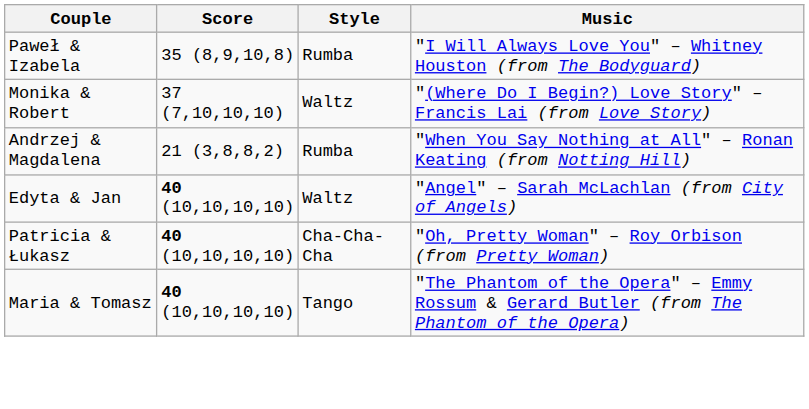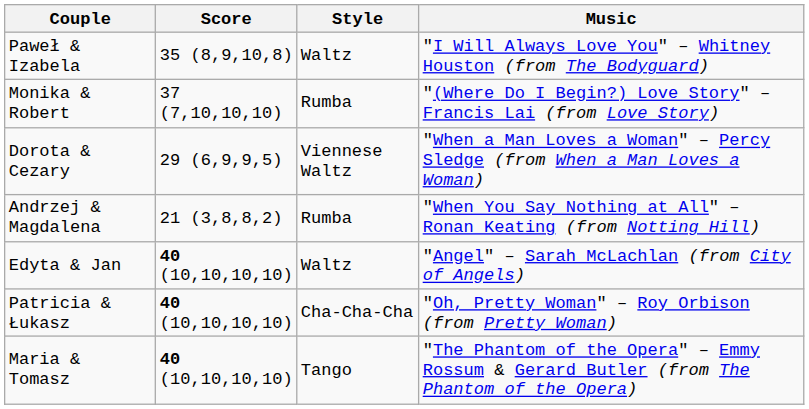(328, 56) Rumba -> (326, 56) Waltz
(328, 104) Waltz -> (326, 104) Rumba
+ row: (50, 161)
